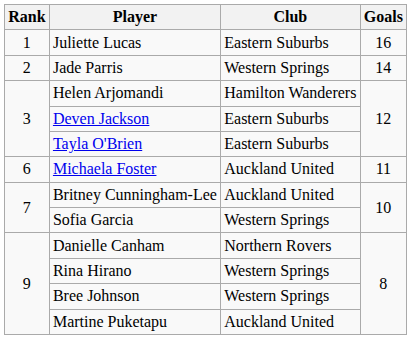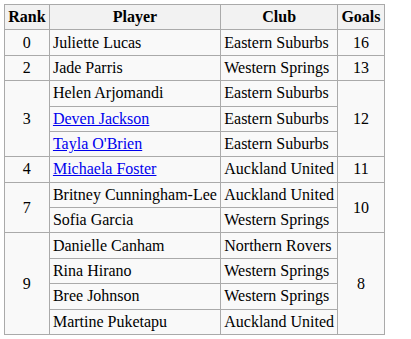(27, 42) 1 -> (27, 42) 0
(383, 67) 14 -> (361, 67) 13
(290, 93) Hamilton Wanderers -> (276, 93) Eastern Suburbs
(27, 169) 6 -> (27, 169) 4
